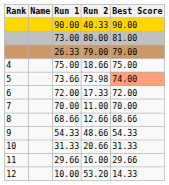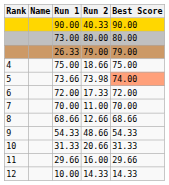(125, 38) 81.00 -> (125, 38) 80.00
(96, 174) 53.20 -> (96, 174) 14.33
